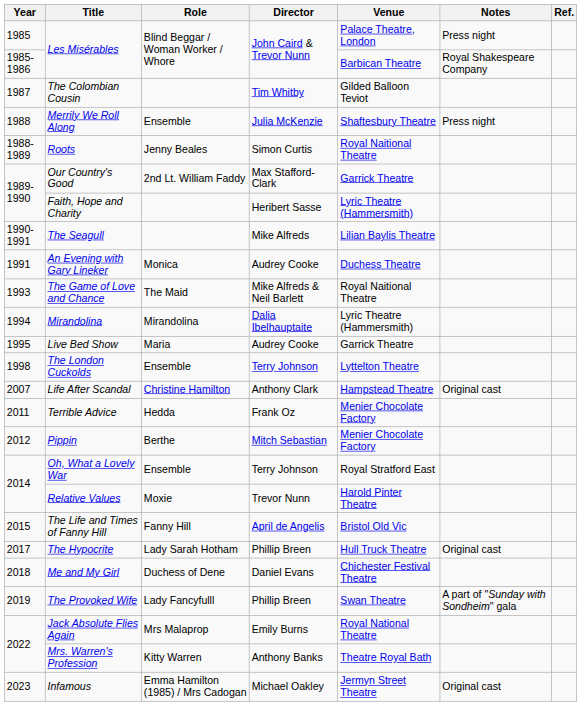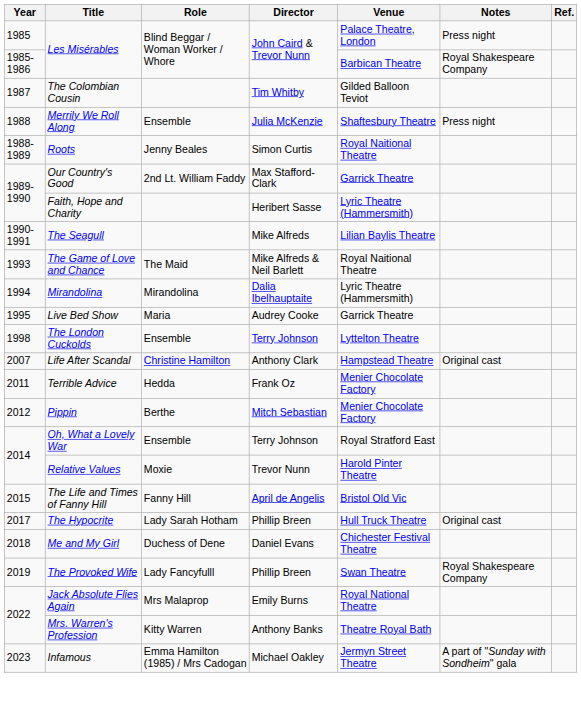- row: (19, 264)
(494, 601) A part of "Sunday with Sondheim" gala -> (488, 572) Royal Shakespeare Company
(472, 686) Original cast -> (494, 658) A part of "Sunday with Sondheim" gala
